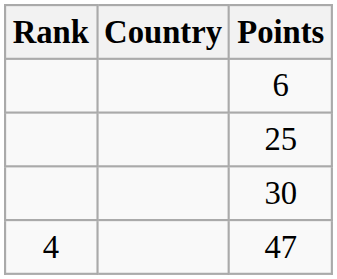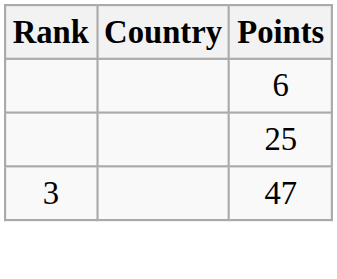- row: (281, 193)
(51, 247) 4 -> (51, 193) 3
